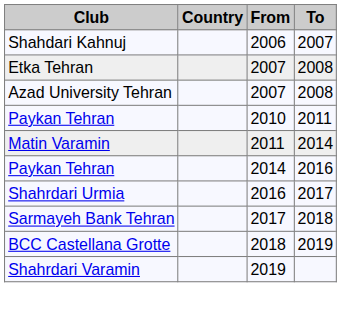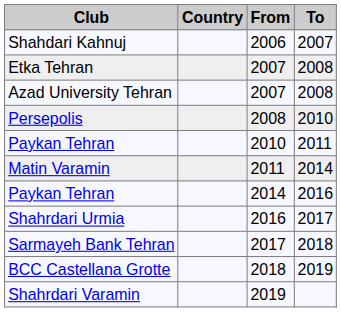+ row: (45, 118)
